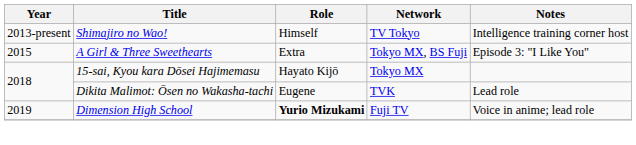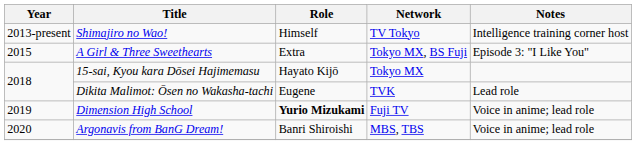+ row: (150, 129)
